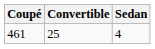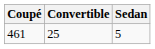(118, 33) 4 -> (118, 33) 5
